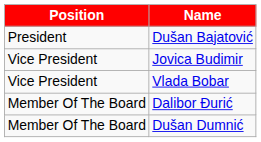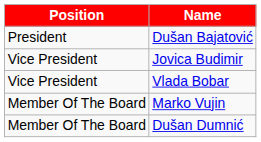+ row: (189, 103)
- row: (193, 103)
